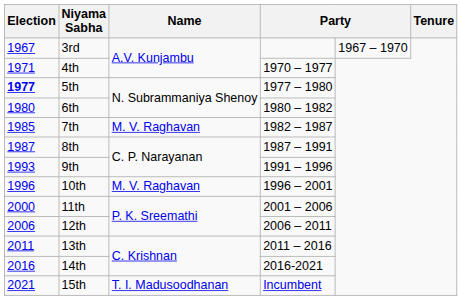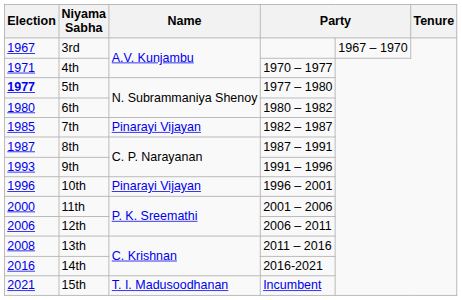(156, 127) M. V. Raghavan -> (156, 127) Pinarayi Vijayan
(156, 186) M. V. Raghavan -> (156, 186) Pinarayi Vijayan
(21, 246) 2011 -> (21, 246) 2008
